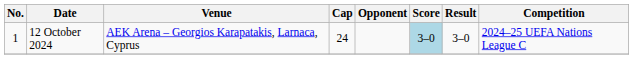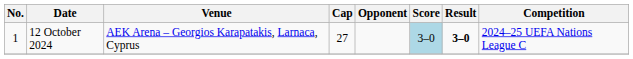(342, 38) 24 -> (342, 38) 27
(461, 38) normal -> (461, 38) bold
